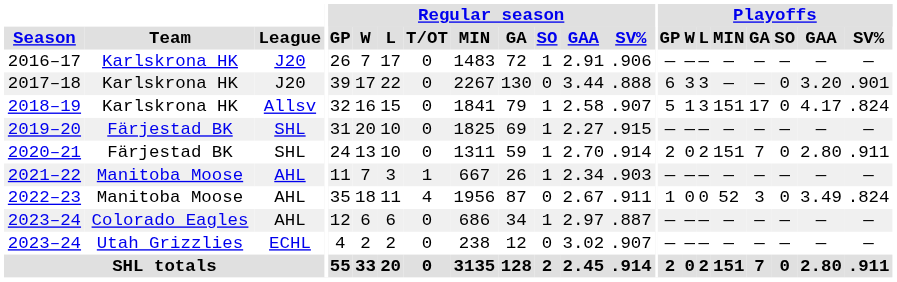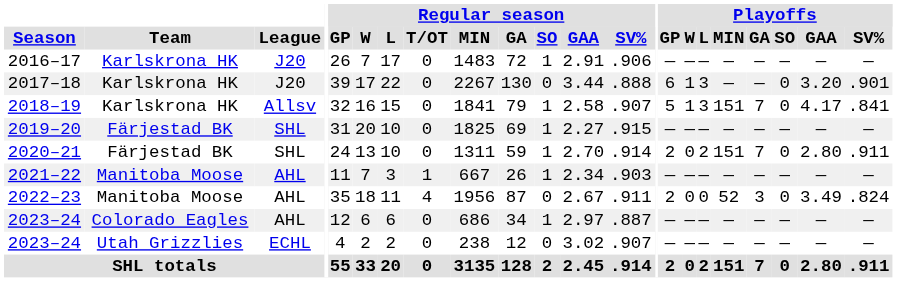(690, 84) 3 -> (690, 84) 1
(760, 107) 17 -> (760, 107) 7
(869, 107) .824 -> (869, 107) .841
(670, 198) 1 -> (670, 198) 2
